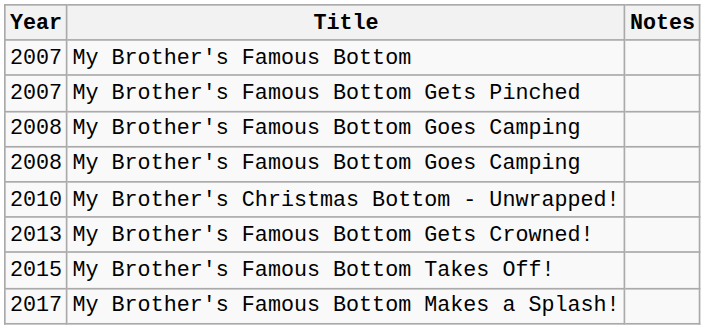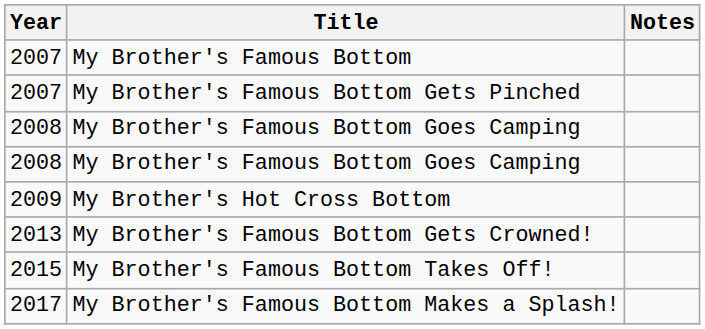+ row: (36, 199)
- row: (36, 199)
